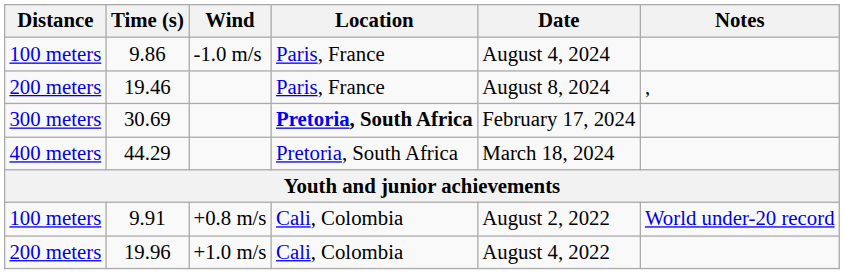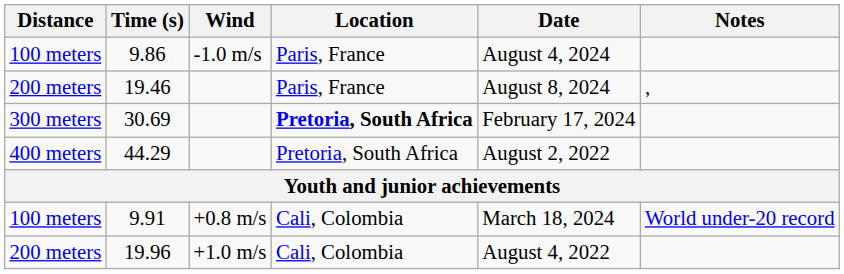(548, 152) March 18, 2024 -> (546, 152) August 2, 2022
(546, 218) August 2, 2022 -> (548, 218) March 18, 2024
